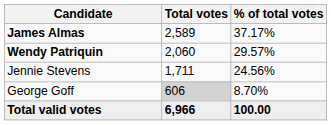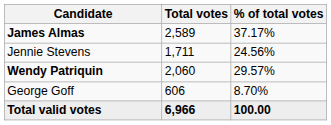rows swapped: (55, 52) <-> (49, 71)
(175, 91) lightgrey background -> (175, 91) no background
